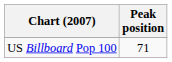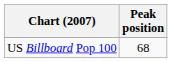(143, 47) 71 -> (143, 47) 68
